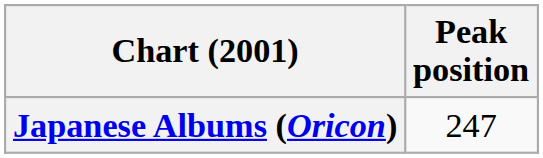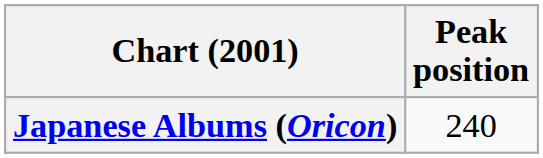(471, 124) 247 -> (471, 124) 240
